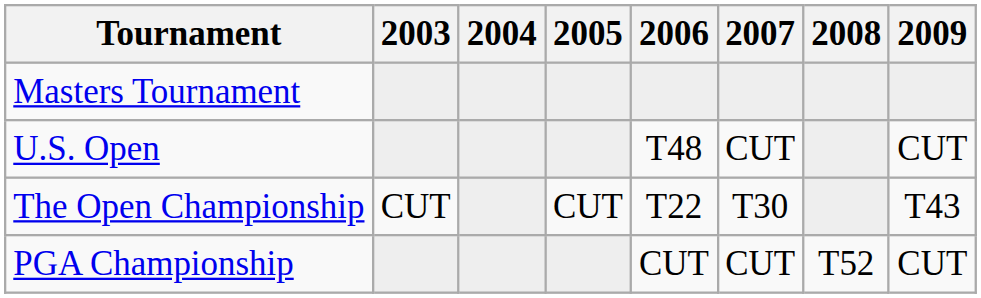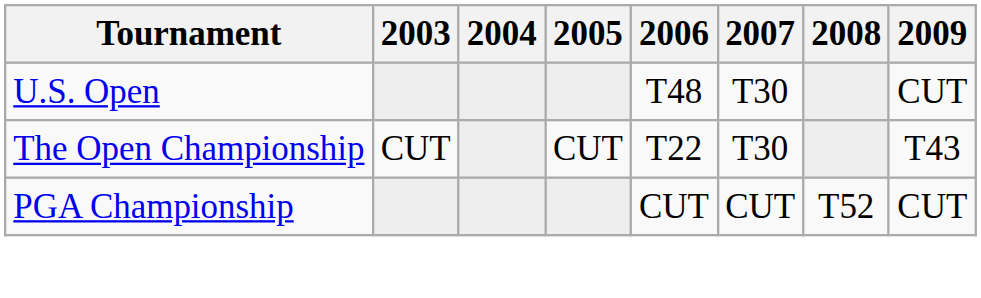- row: (157, 91)
(760, 148) CUT -> (760, 91) T30
